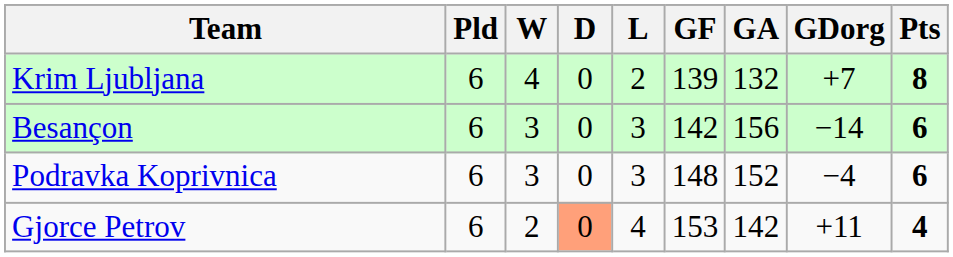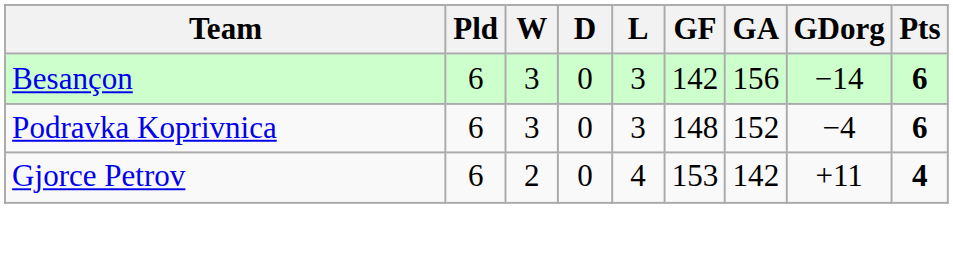- row: (108, 78)
(585, 226) lightsalmon background -> (585, 176) no background
